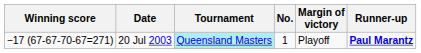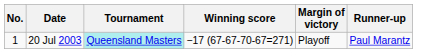columns swapped: (285, 18) <-> (60, 18)
(381, 41) bold -> (380, 41) normal
